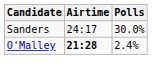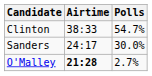+ row: (28, 29)
(126, 46) 2.4% -> (126, 62) 2.7%
